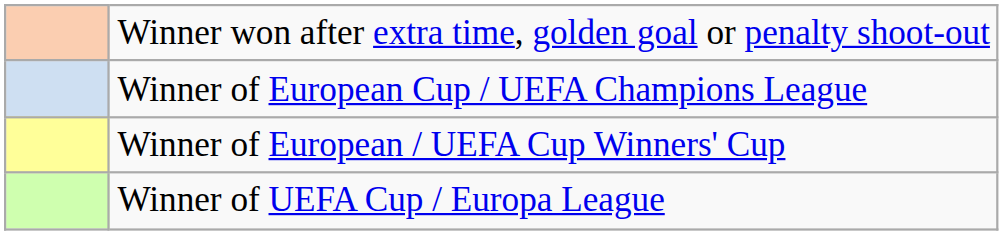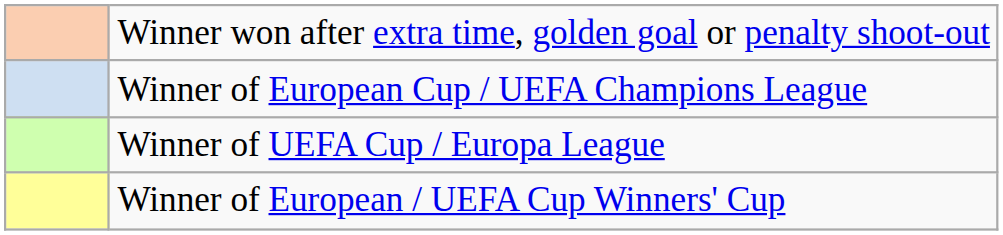rows swapped: (451, 144) <-> (391, 199)
